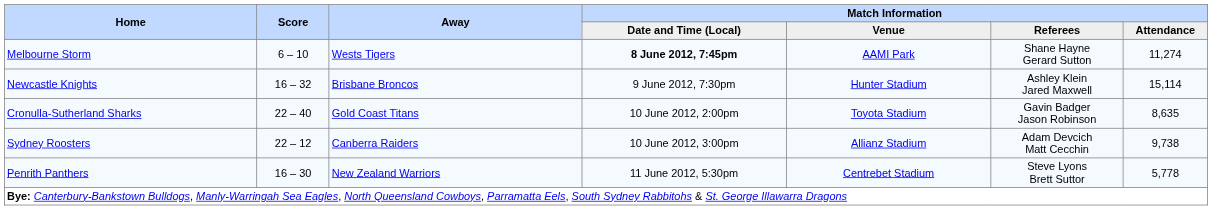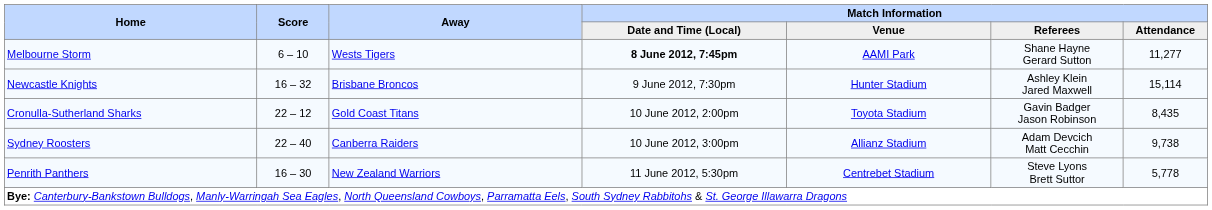(1165, 54) 11,274 -> (1165, 54) 11,277
(293, 113) 22 – 40 -> (293, 113) 22 – 12
(1165, 113) 8,635 -> (1165, 113) 8,435
(293, 143) 22 – 12 -> (293, 143) 22 – 40
